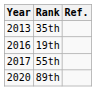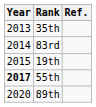+ row: (48, 45)
(19, 45) 2016 -> (19, 61) 2015
(19, 61) normal -> (19, 78) bold
